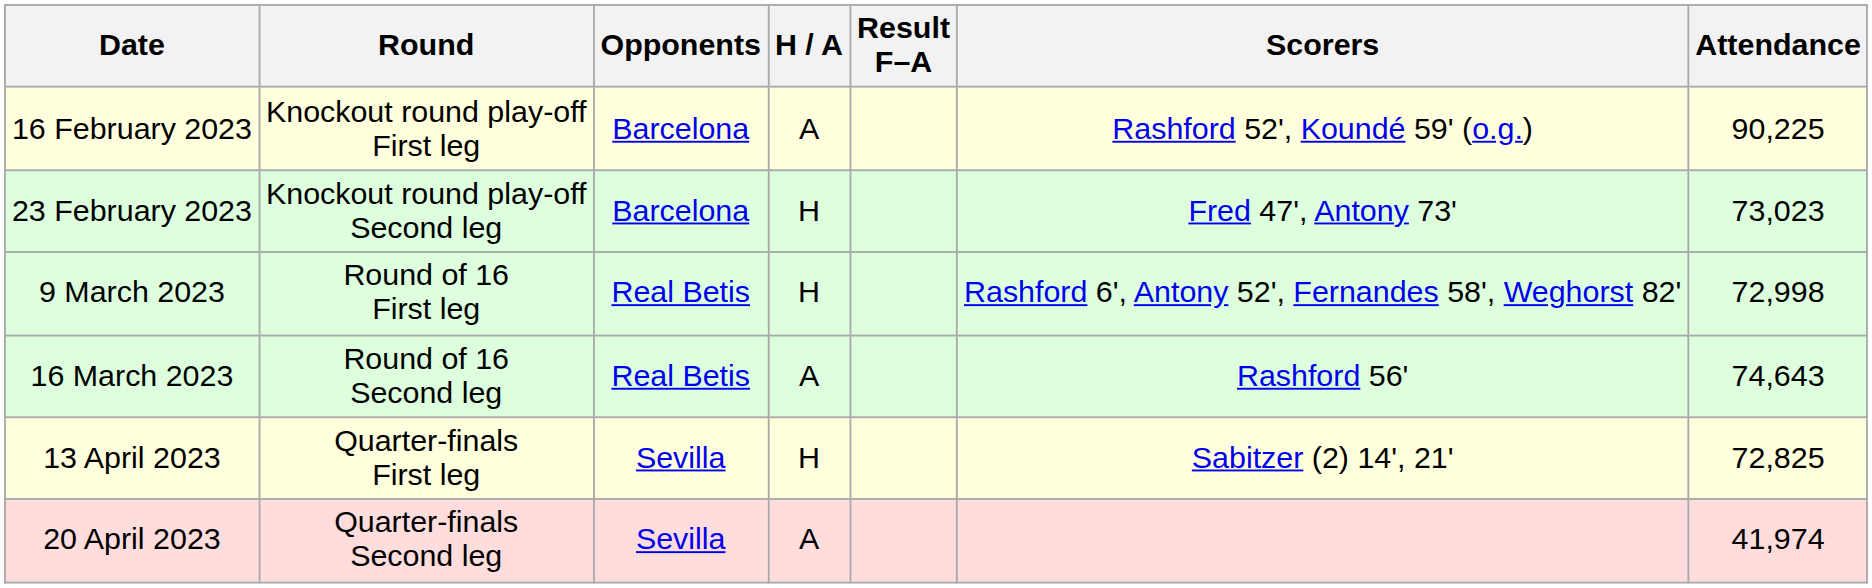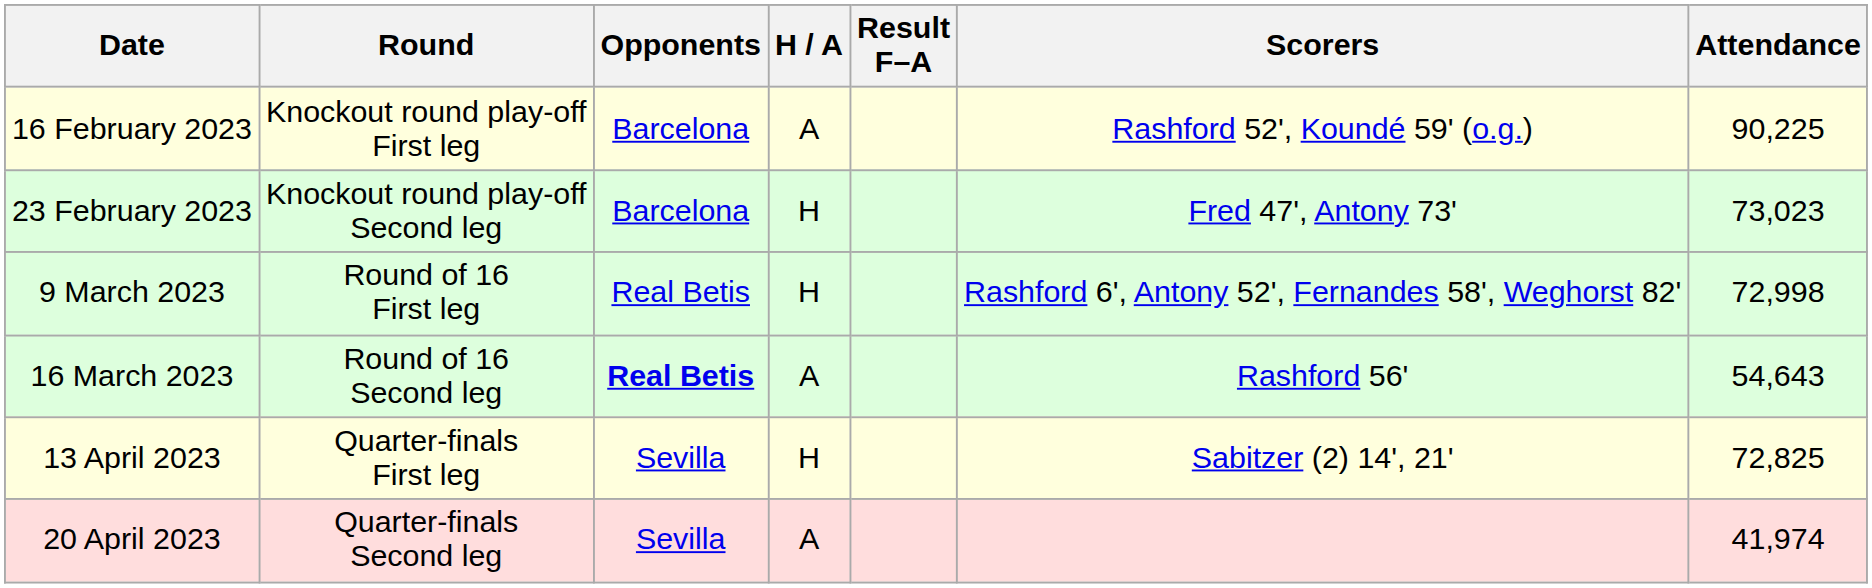(681, 375) normal -> (681, 375) bold
(1778, 375) 74,643 -> (1778, 375) 54,643
